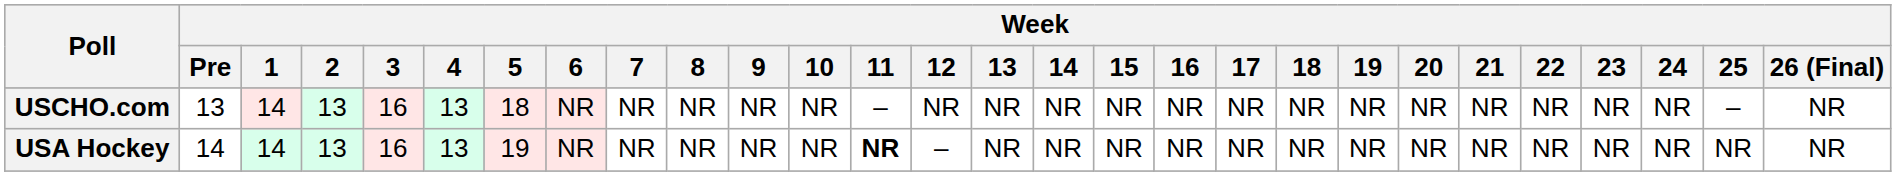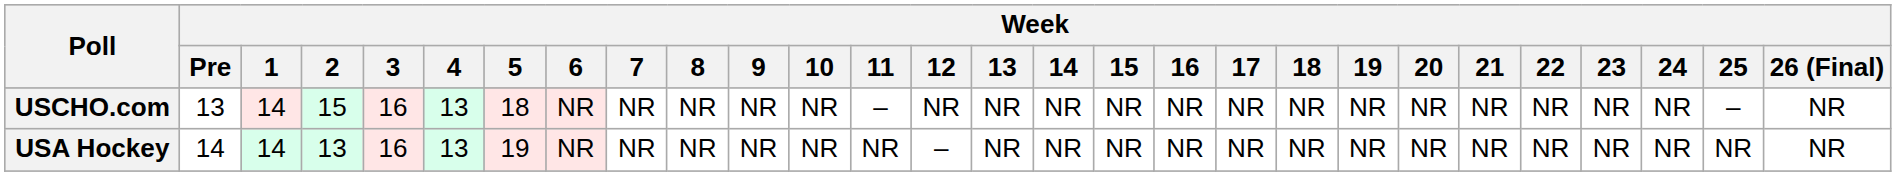(332, 107) 13 -> (332, 107) 15
(880, 149) bold -> (880, 149) normal
